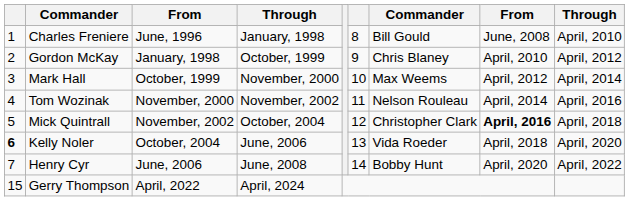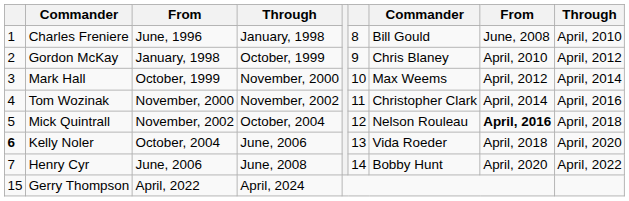(420, 100) Nelson Rouleau -> (425, 100) Christopher Clark
(425, 121) Christopher Clark -> (420, 121) Nelson Rouleau
